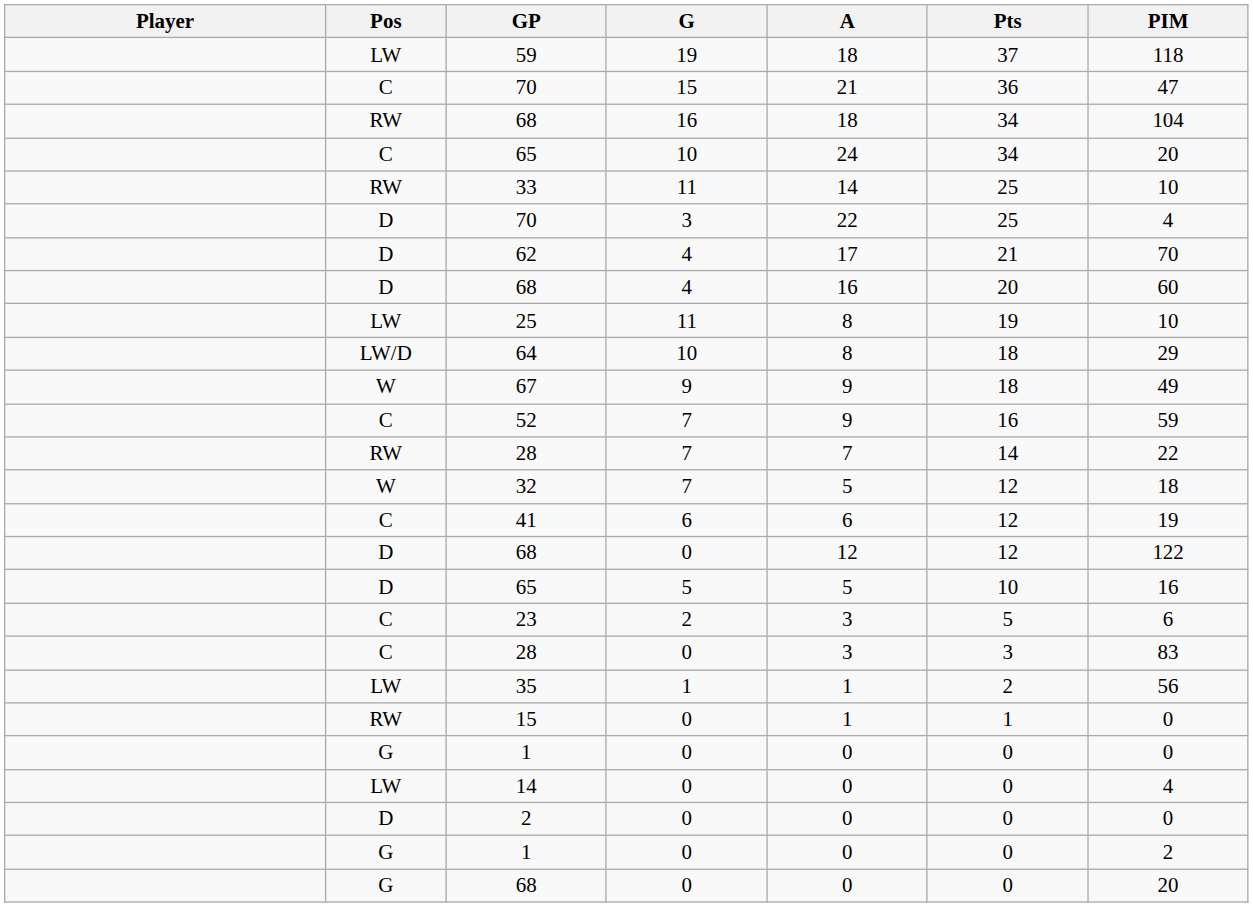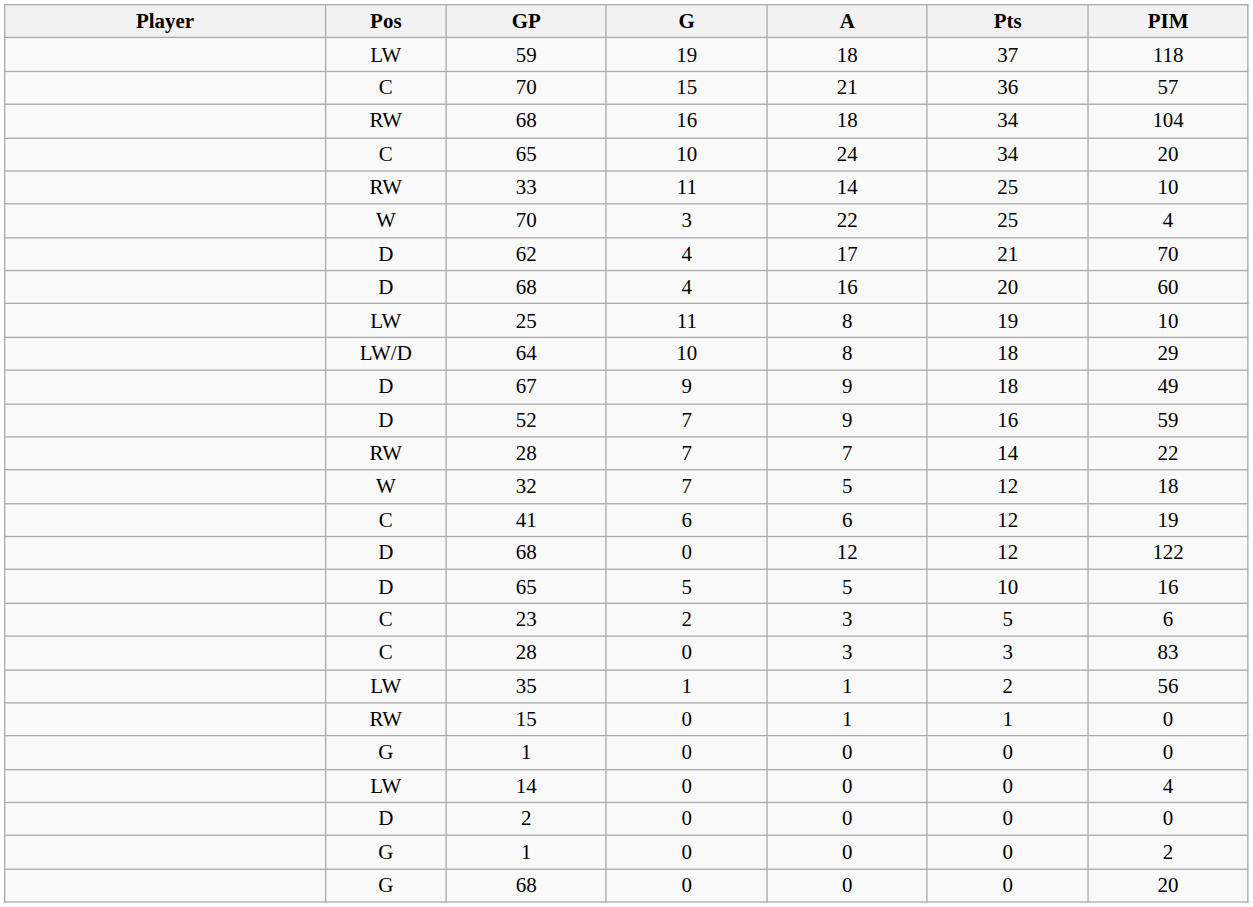(1168, 87) 47 -> (1168, 87) 57
(386, 220) D -> (386, 220) W
(386, 386) W -> (386, 386) D
(386, 420) C -> (386, 420) D
